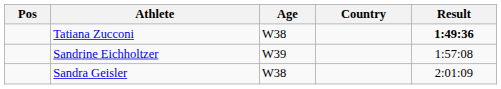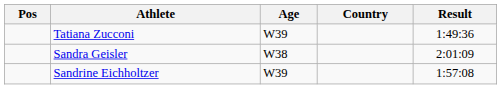(274, 34) W38 -> (275, 34) W39
(454, 34) bold -> (455, 34) normal
rows swapped: (106, 53) <-> (90, 73)
